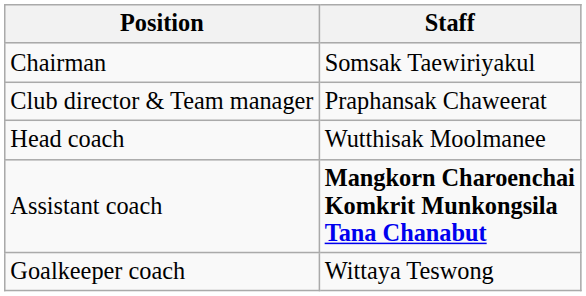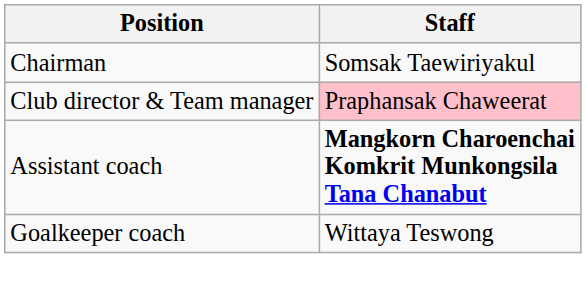(436, 100) no background -> (436, 100) pink background
- row: (67, 139)
